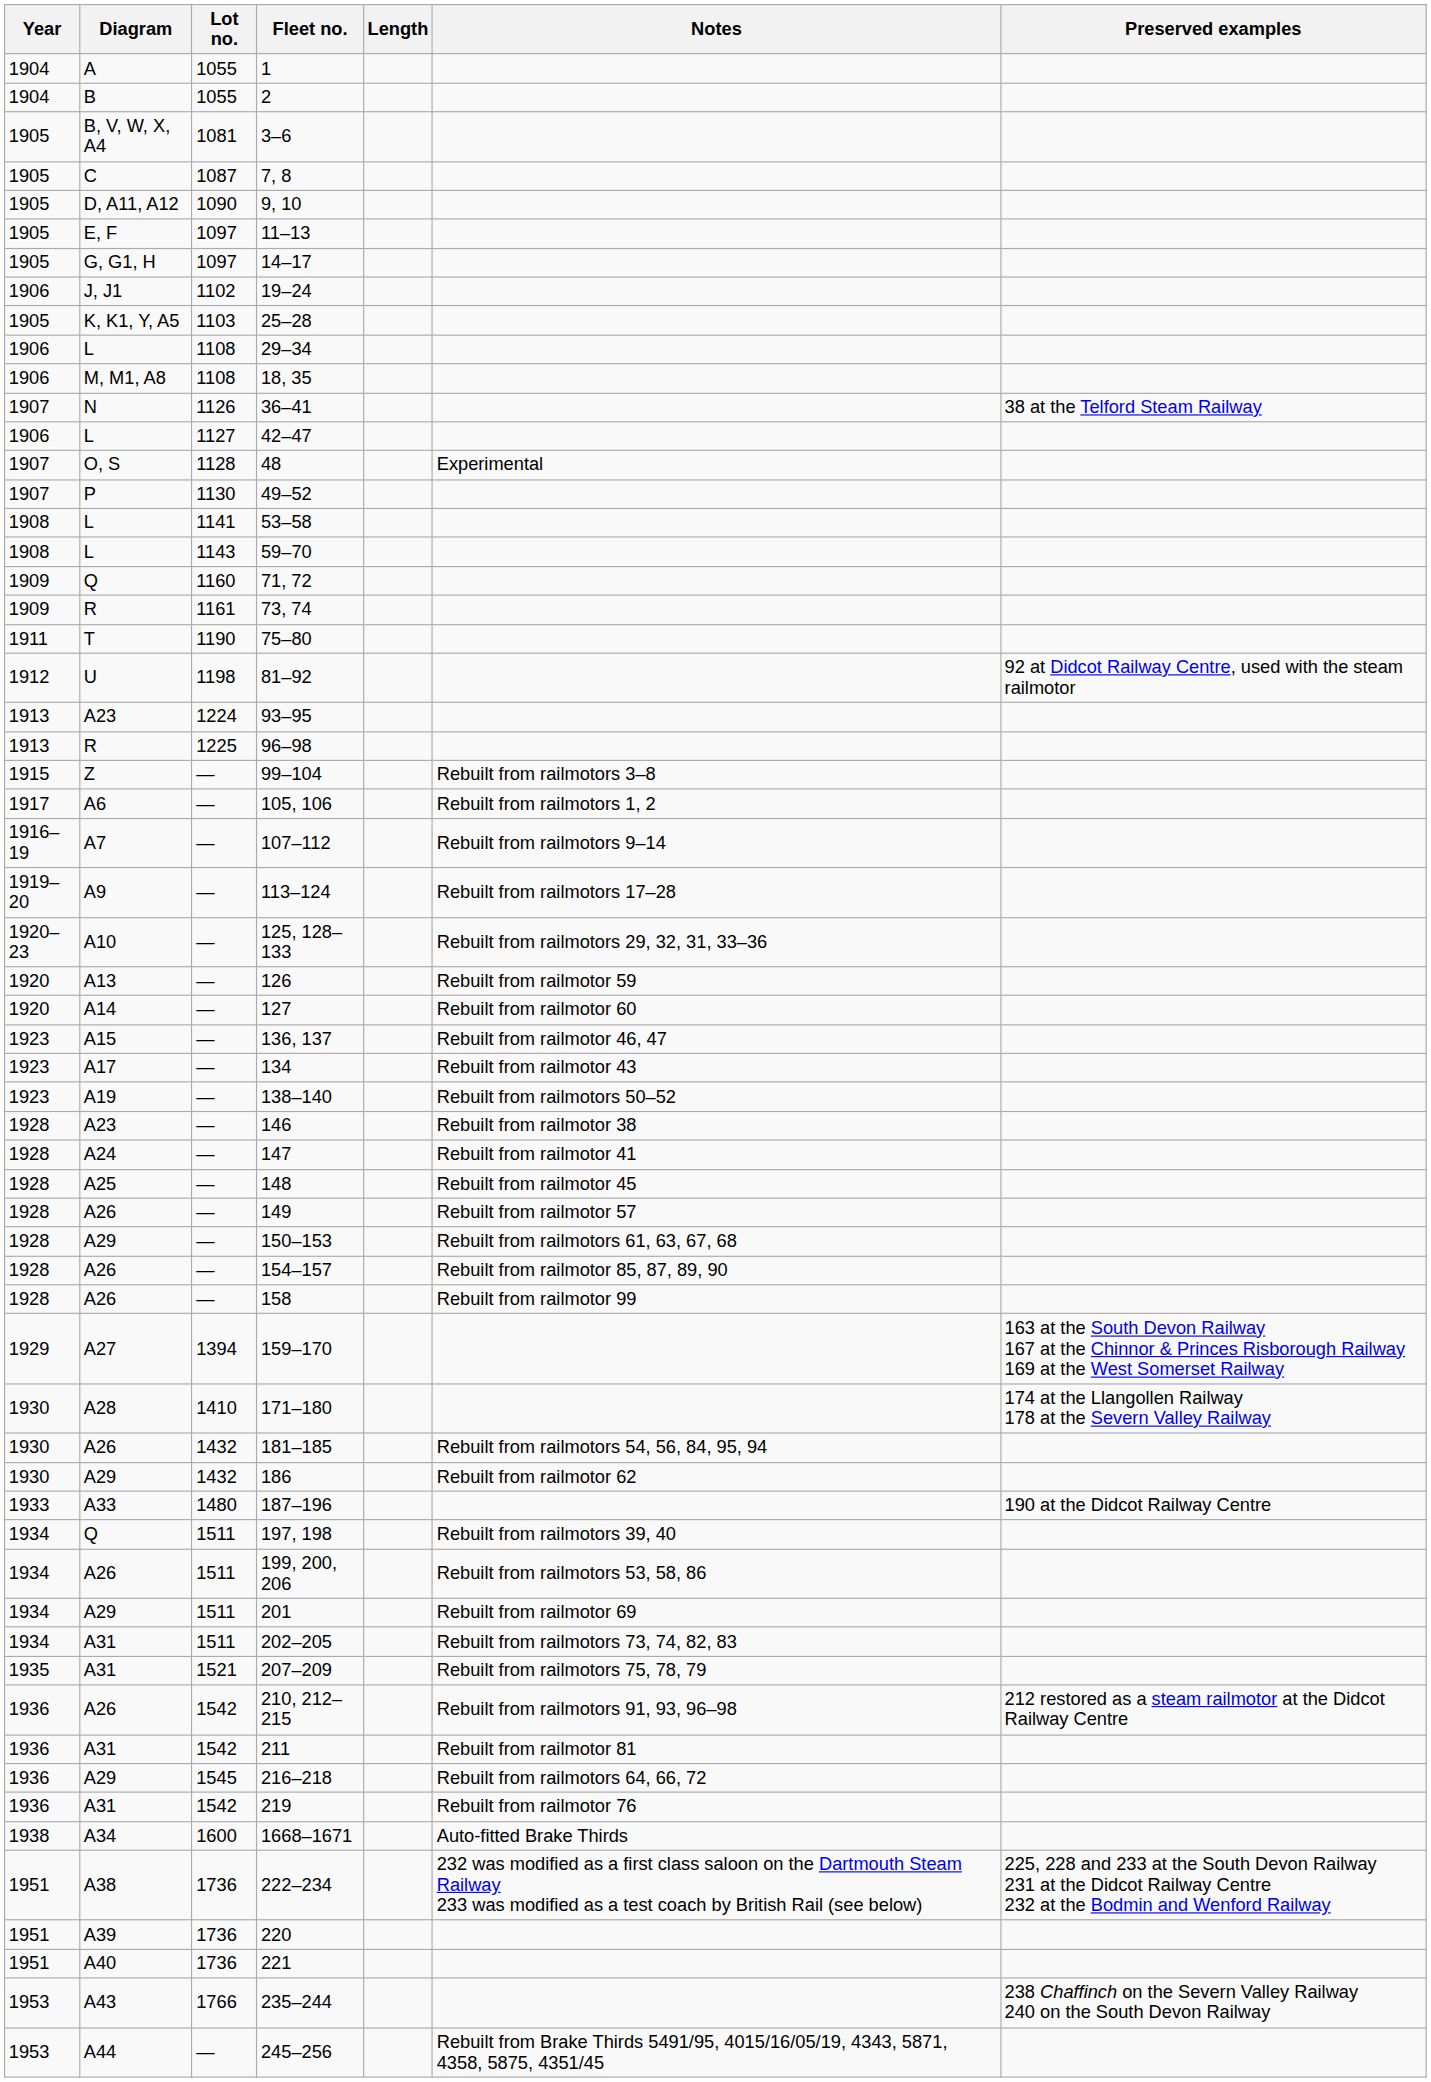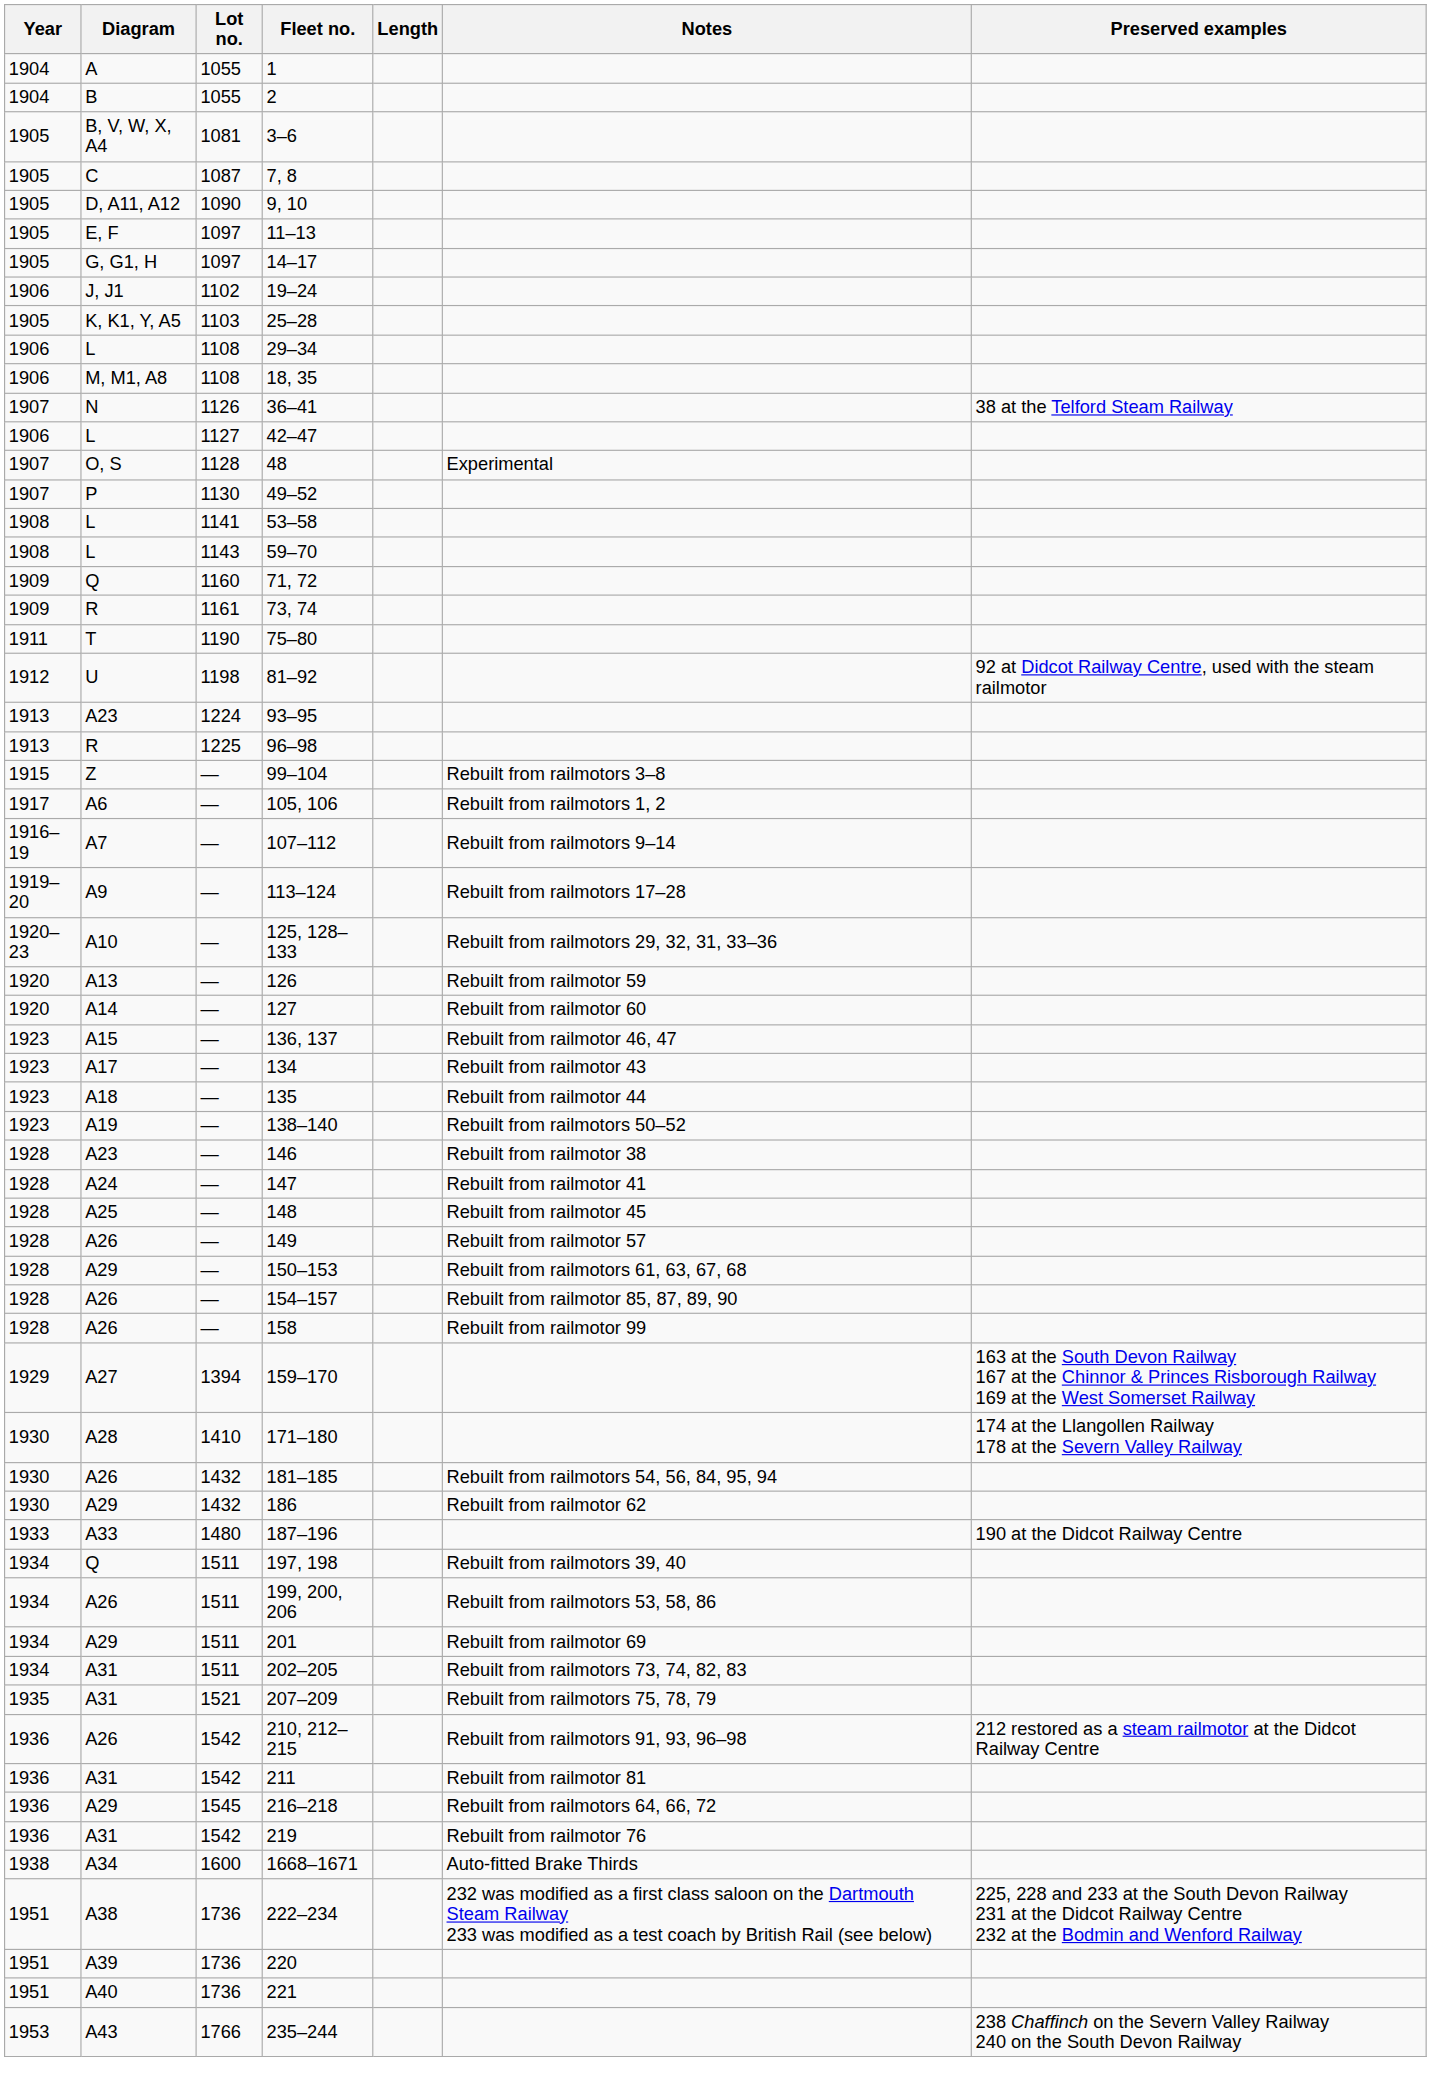+ row: (282, 1096)
- row: (296, 2052)
